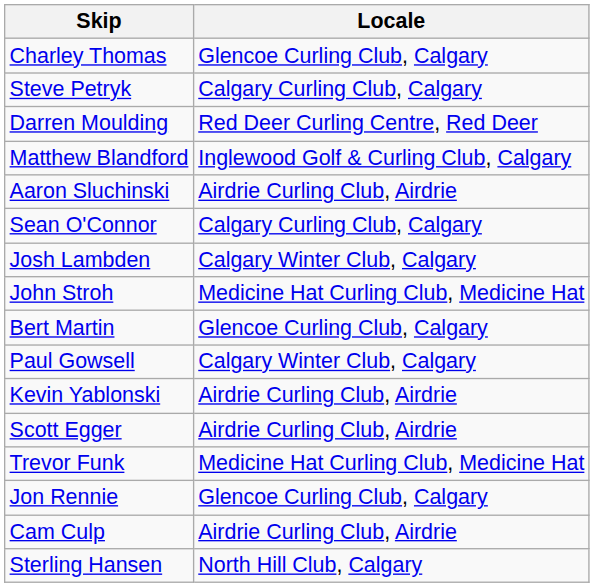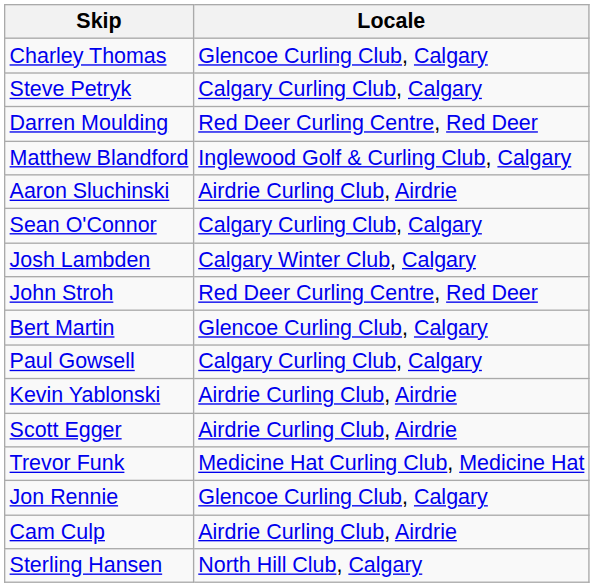(391, 293) Medicine Hat Curling Club, Medicine Hat -> (368, 293) Red Deer Curling Centre, Red Deer
(337, 361) Calgary Winter Club, Calgary -> (340, 361) Calgary Curling Club, Calgary
